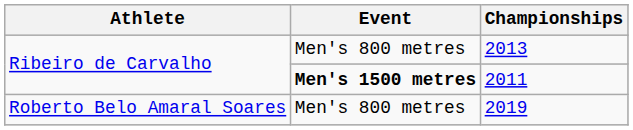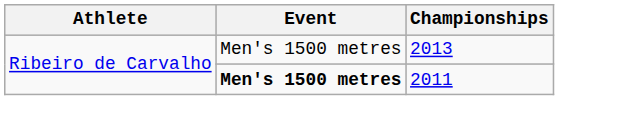(380, 49) Men's 800 metres -> (311, 49) Men's 1500 metres
- row: (506, 109)
